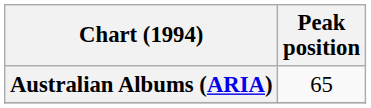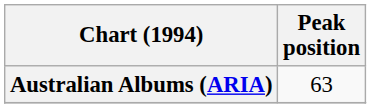(322, 84) 65 -> (322, 84) 63
